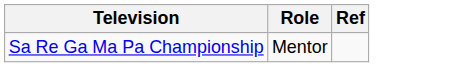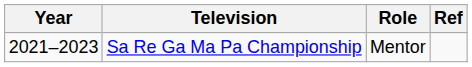+ column: (54, 18)
